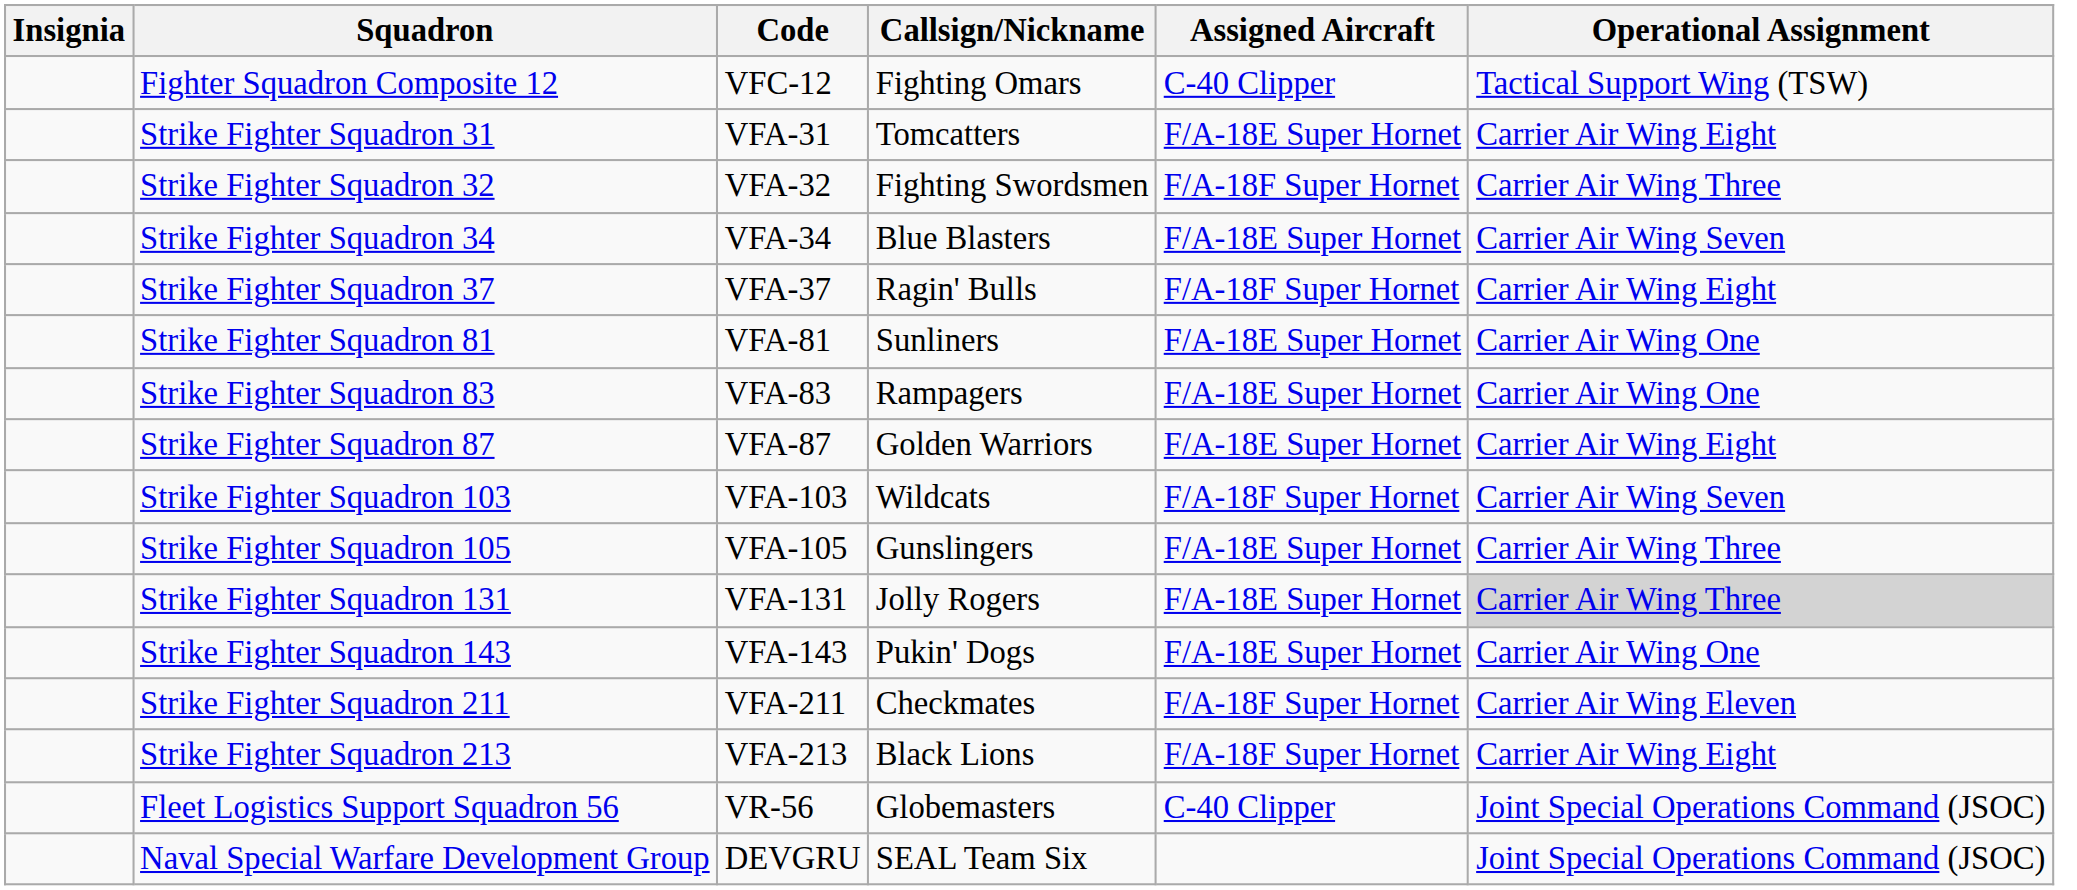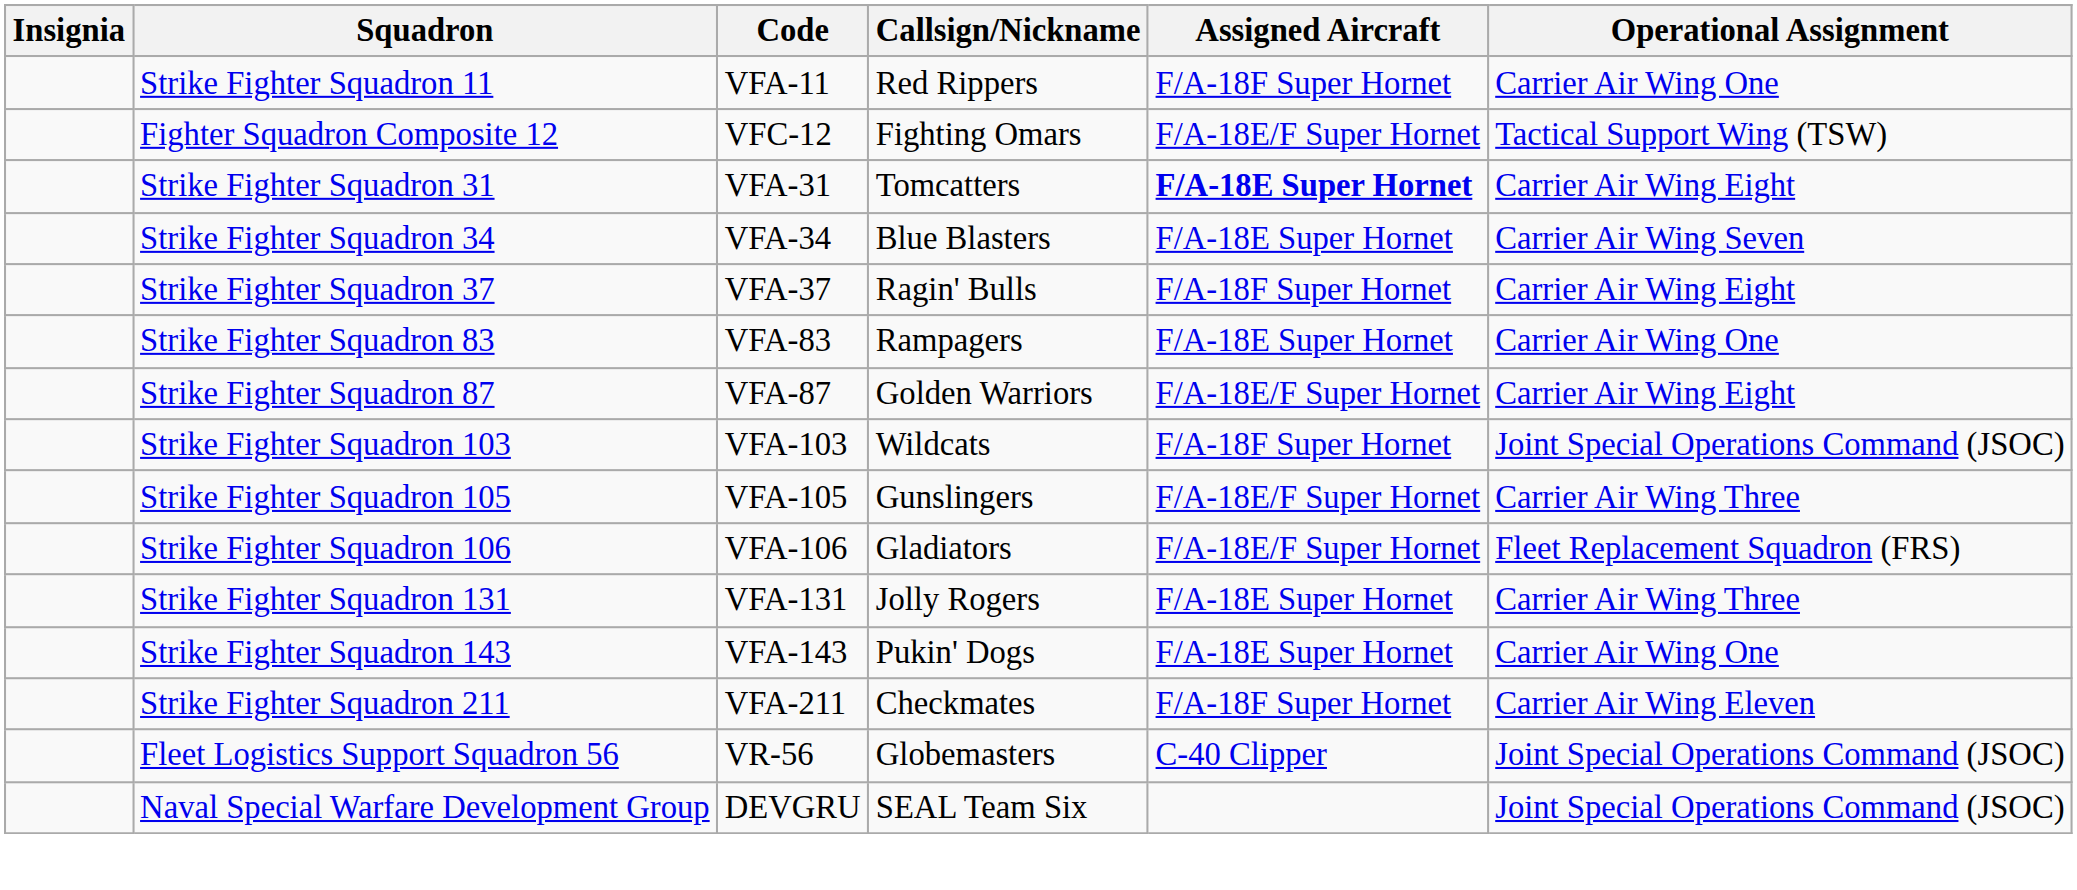+ row: (317, 82)
(1249, 82) C-40 Clipper -> (1318, 133) F/A-18E/F Super Hornet
(1312, 133) normal -> (1314, 185) bold
- row: (317, 185)
- row: (317, 340)
(1312, 444) F/A-18E Super Hornet -> (1318, 392) F/A-18E/F Super Hornet
(1631, 496) Carrier Air Wing Seven -> (1780, 444) Joint Special Operations Command (JSOC)
(1312, 548) F/A-18E Super Hornet -> (1318, 496) F/A-18E/F Super Hornet
+ row: (325, 548)
(1629, 599) lightgrey background -> (1648, 599) no background
- row: (325, 755)
